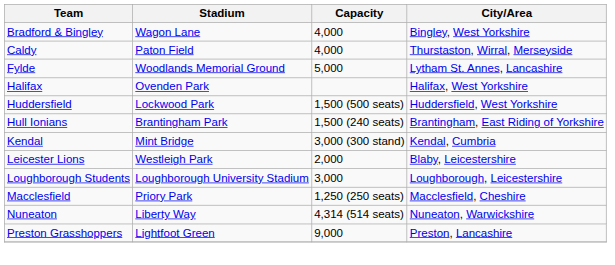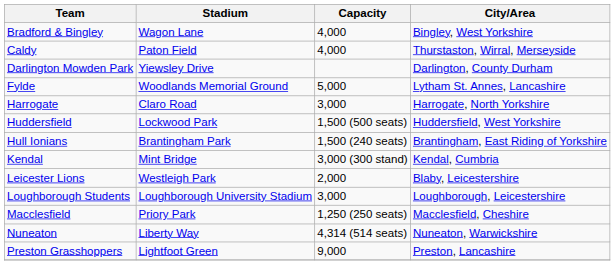+ row: (70, 68)
- row: (25, 86)
+ row: (33, 104)
